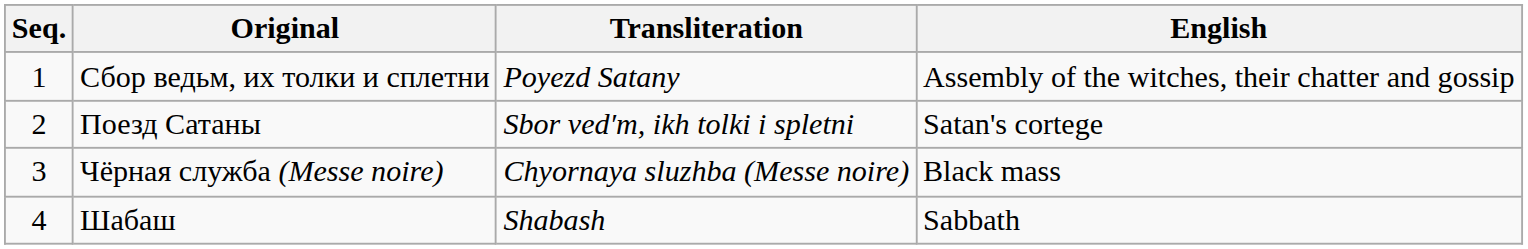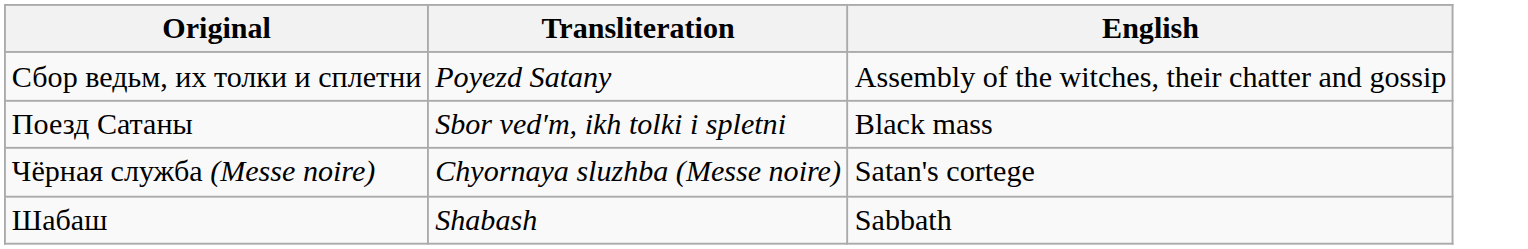- column: (39, 28)
(1013, 123) Satan's cortege -> (924, 123) Black mass
(992, 171) Black mass -> (945, 171) Satan's cortege
